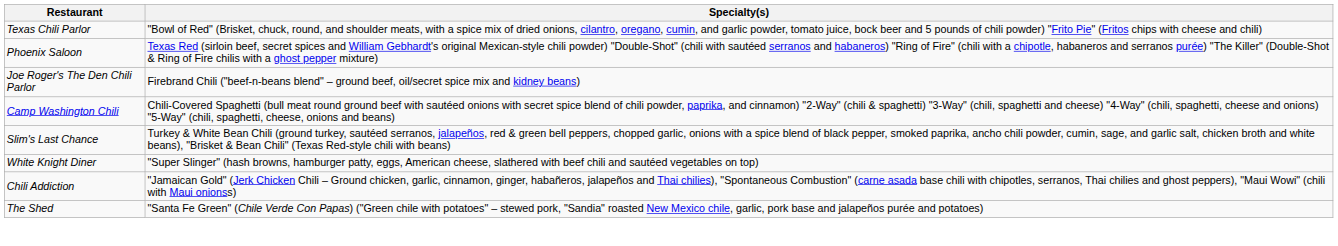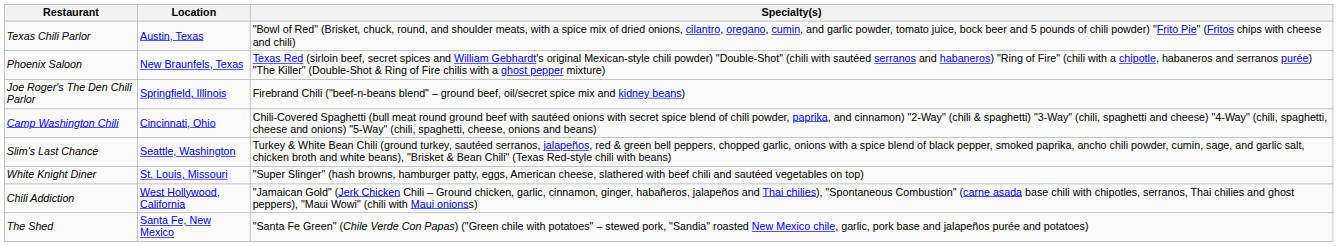+ column: (194, 13)
